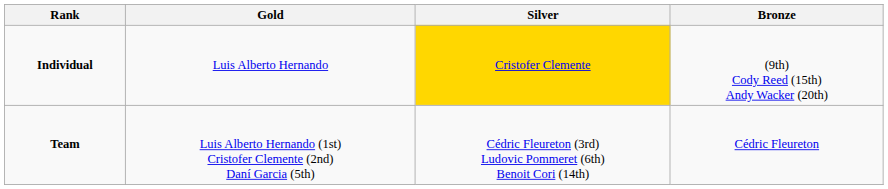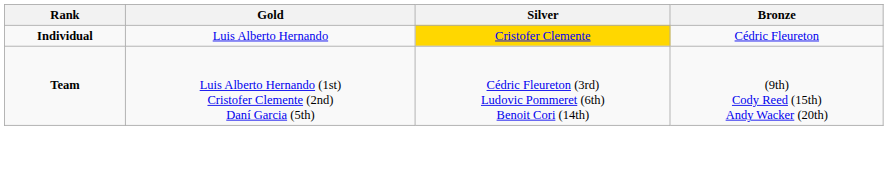(777, 80) (9th) Cody Reed (15th) Andy Wacker (20th) -> (777, 35) Cédric Fleureton
(777, 145) Cédric Fleureton -> (777, 100) (9th) Cody Reed (15th) Andy Wacker (20th)
